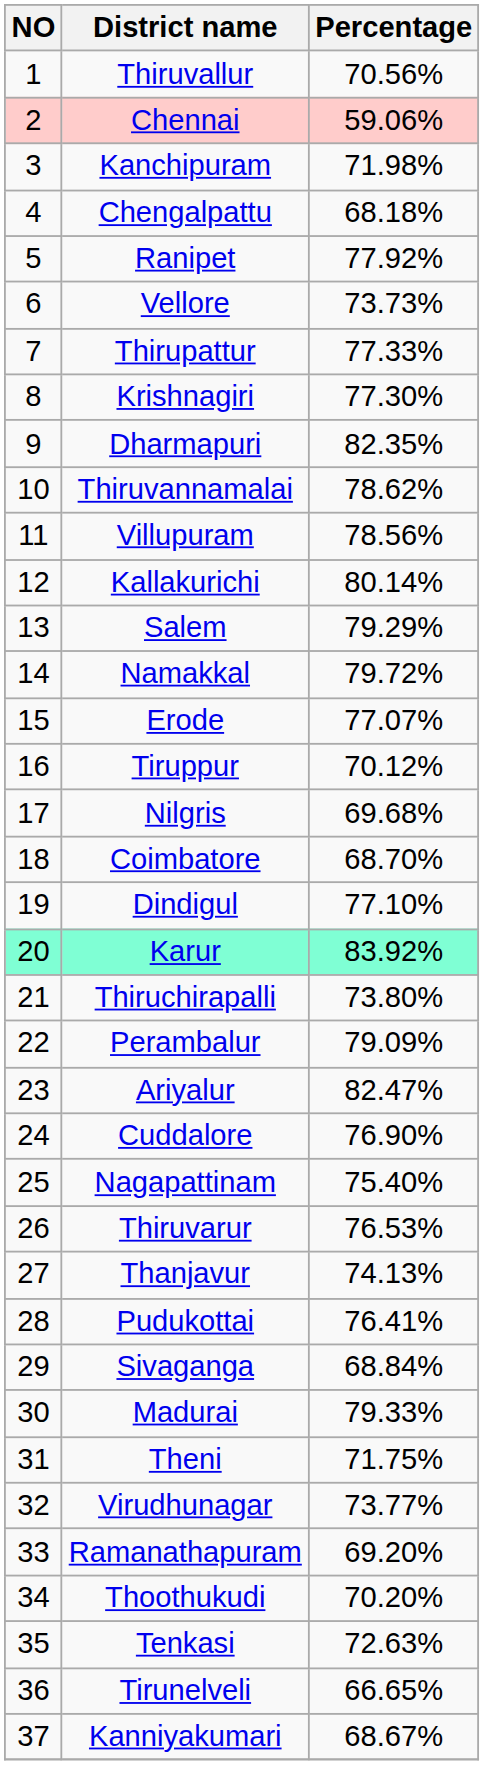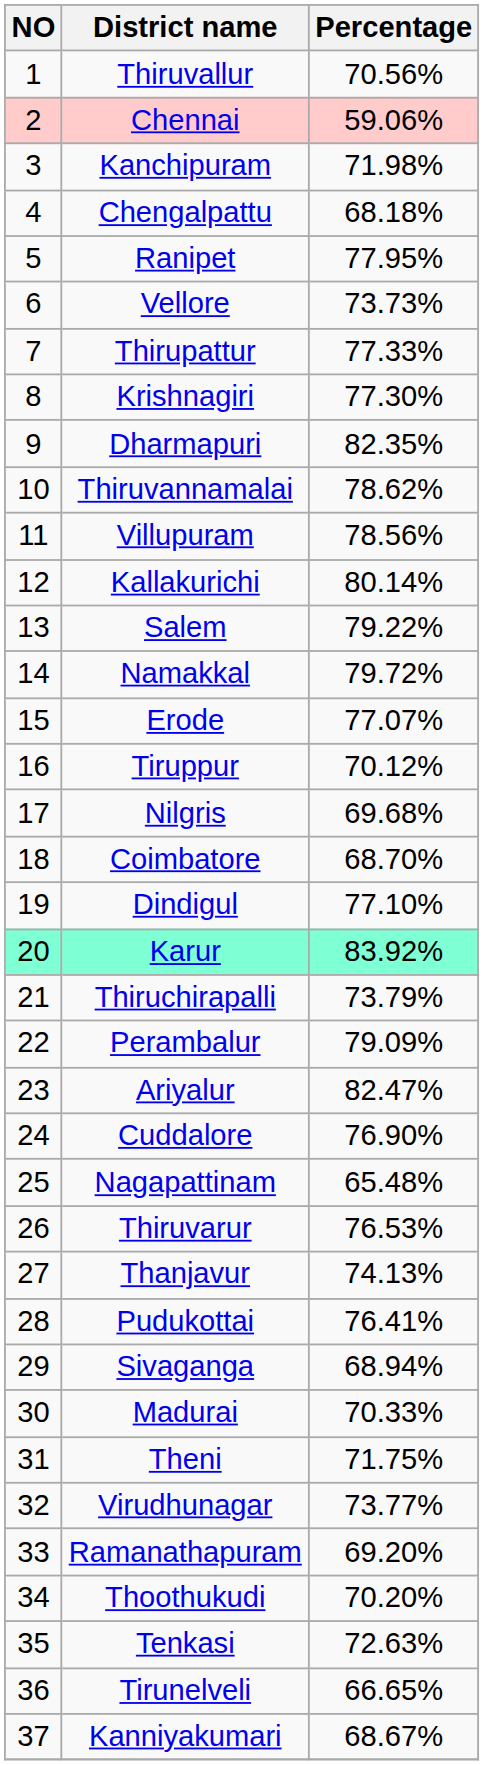(394, 258) 77.92% -> (394, 258) 77.95%
(394, 627) 79.29% -> (394, 627) 79.22%
(394, 997) 73.80% -> (394, 997) 73.79%
(394, 1182) 75.40% -> (394, 1182) 65.48%
(394, 1366) 68.84% -> (394, 1366) 68.94%
(394, 1413) 79.33% -> (394, 1413) 70.33%
